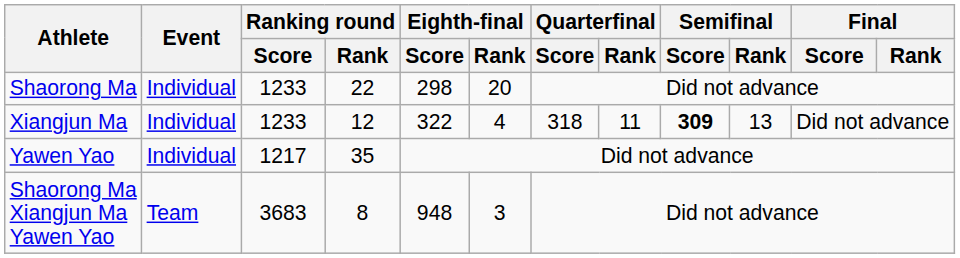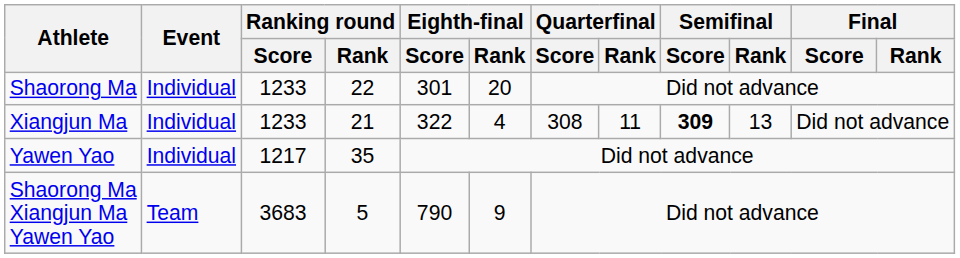(435, 89) 298 -> (435, 89) 301
(363, 122) 12 -> (363, 122) 21
(565, 122) 318 -> (565, 122) 308
(363, 213) 8 -> (363, 213) 5
(435, 213) 948 -> (435, 213) 790
(500, 213) 3 -> (500, 213) 9
